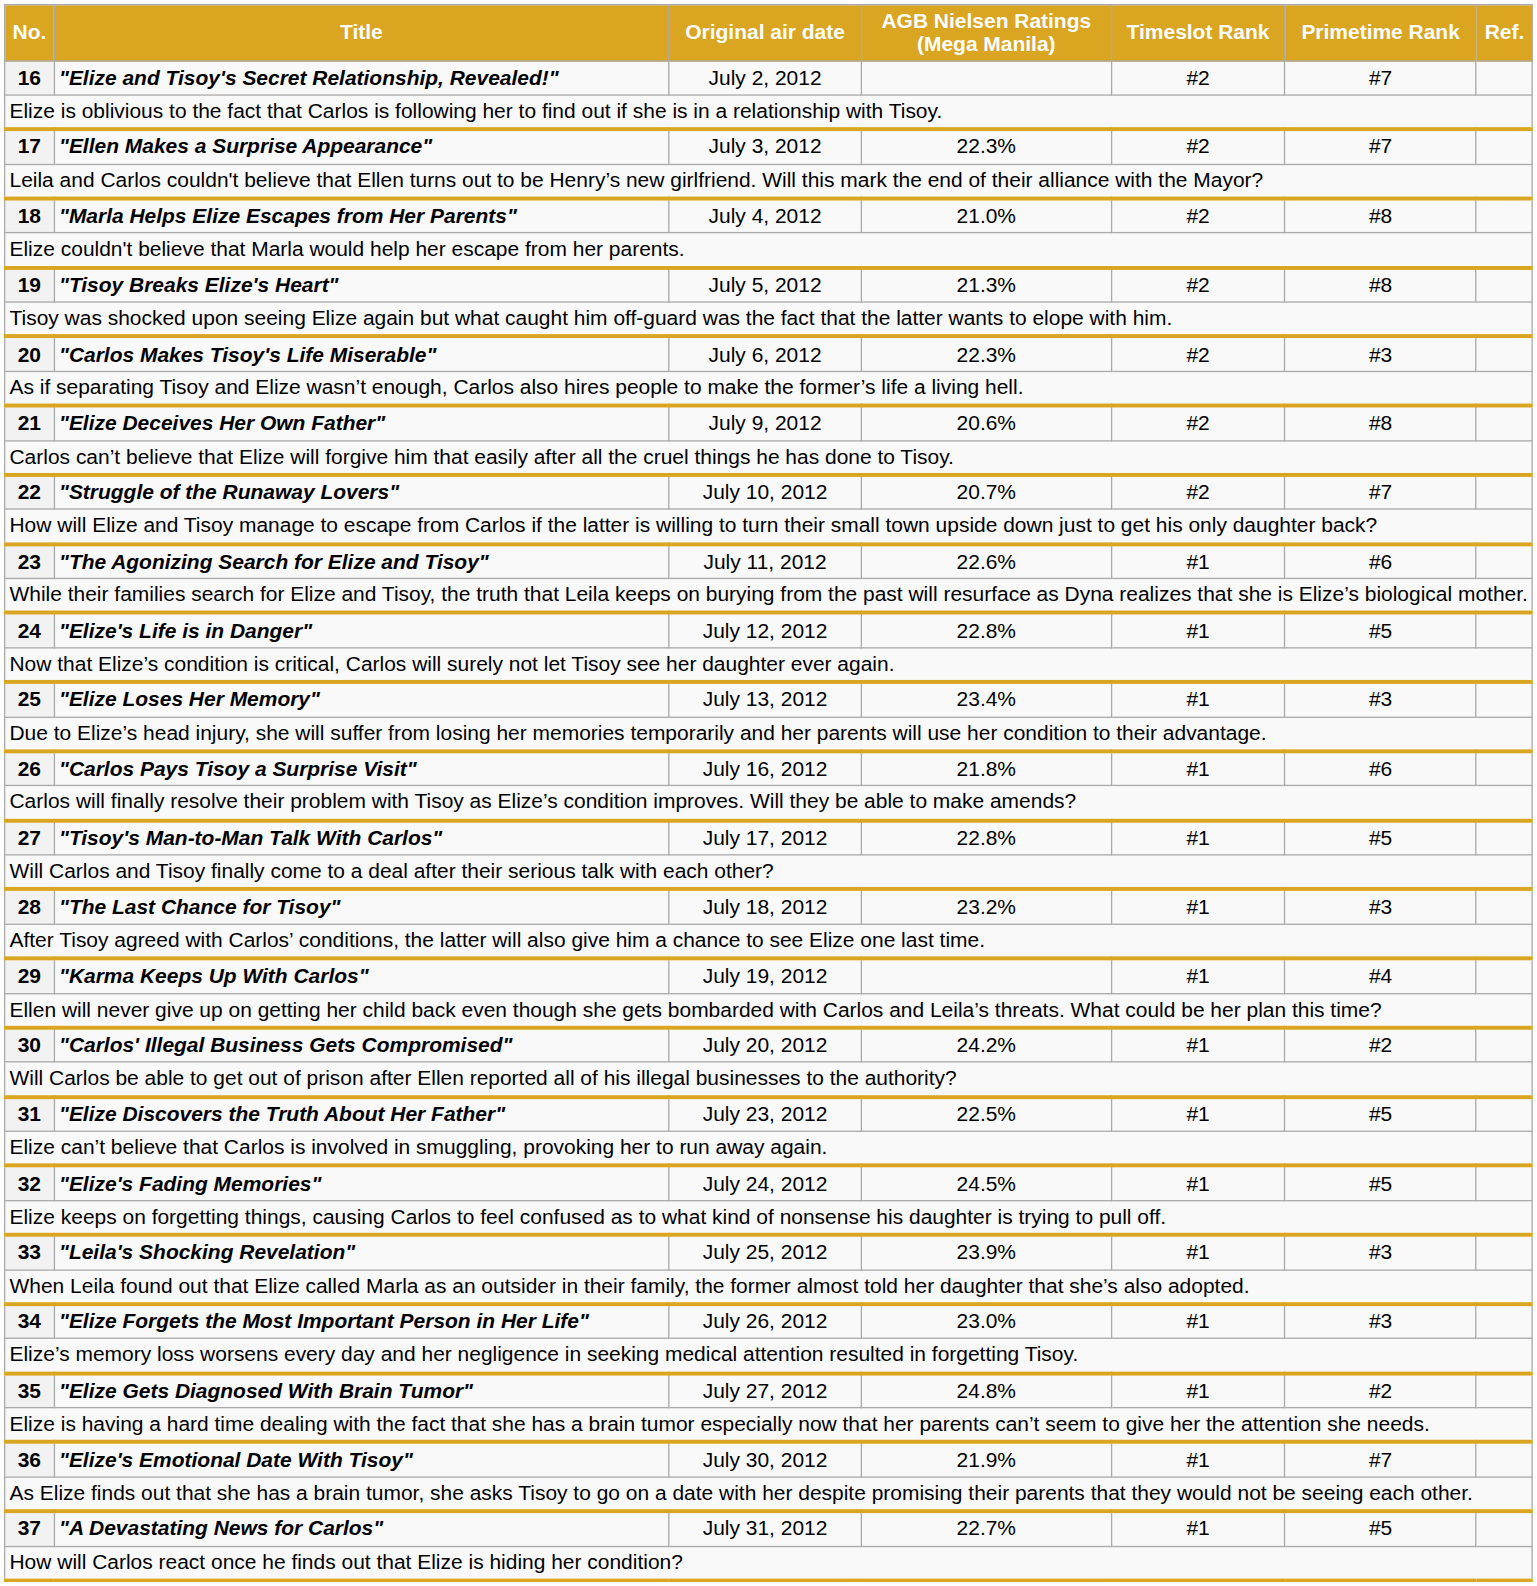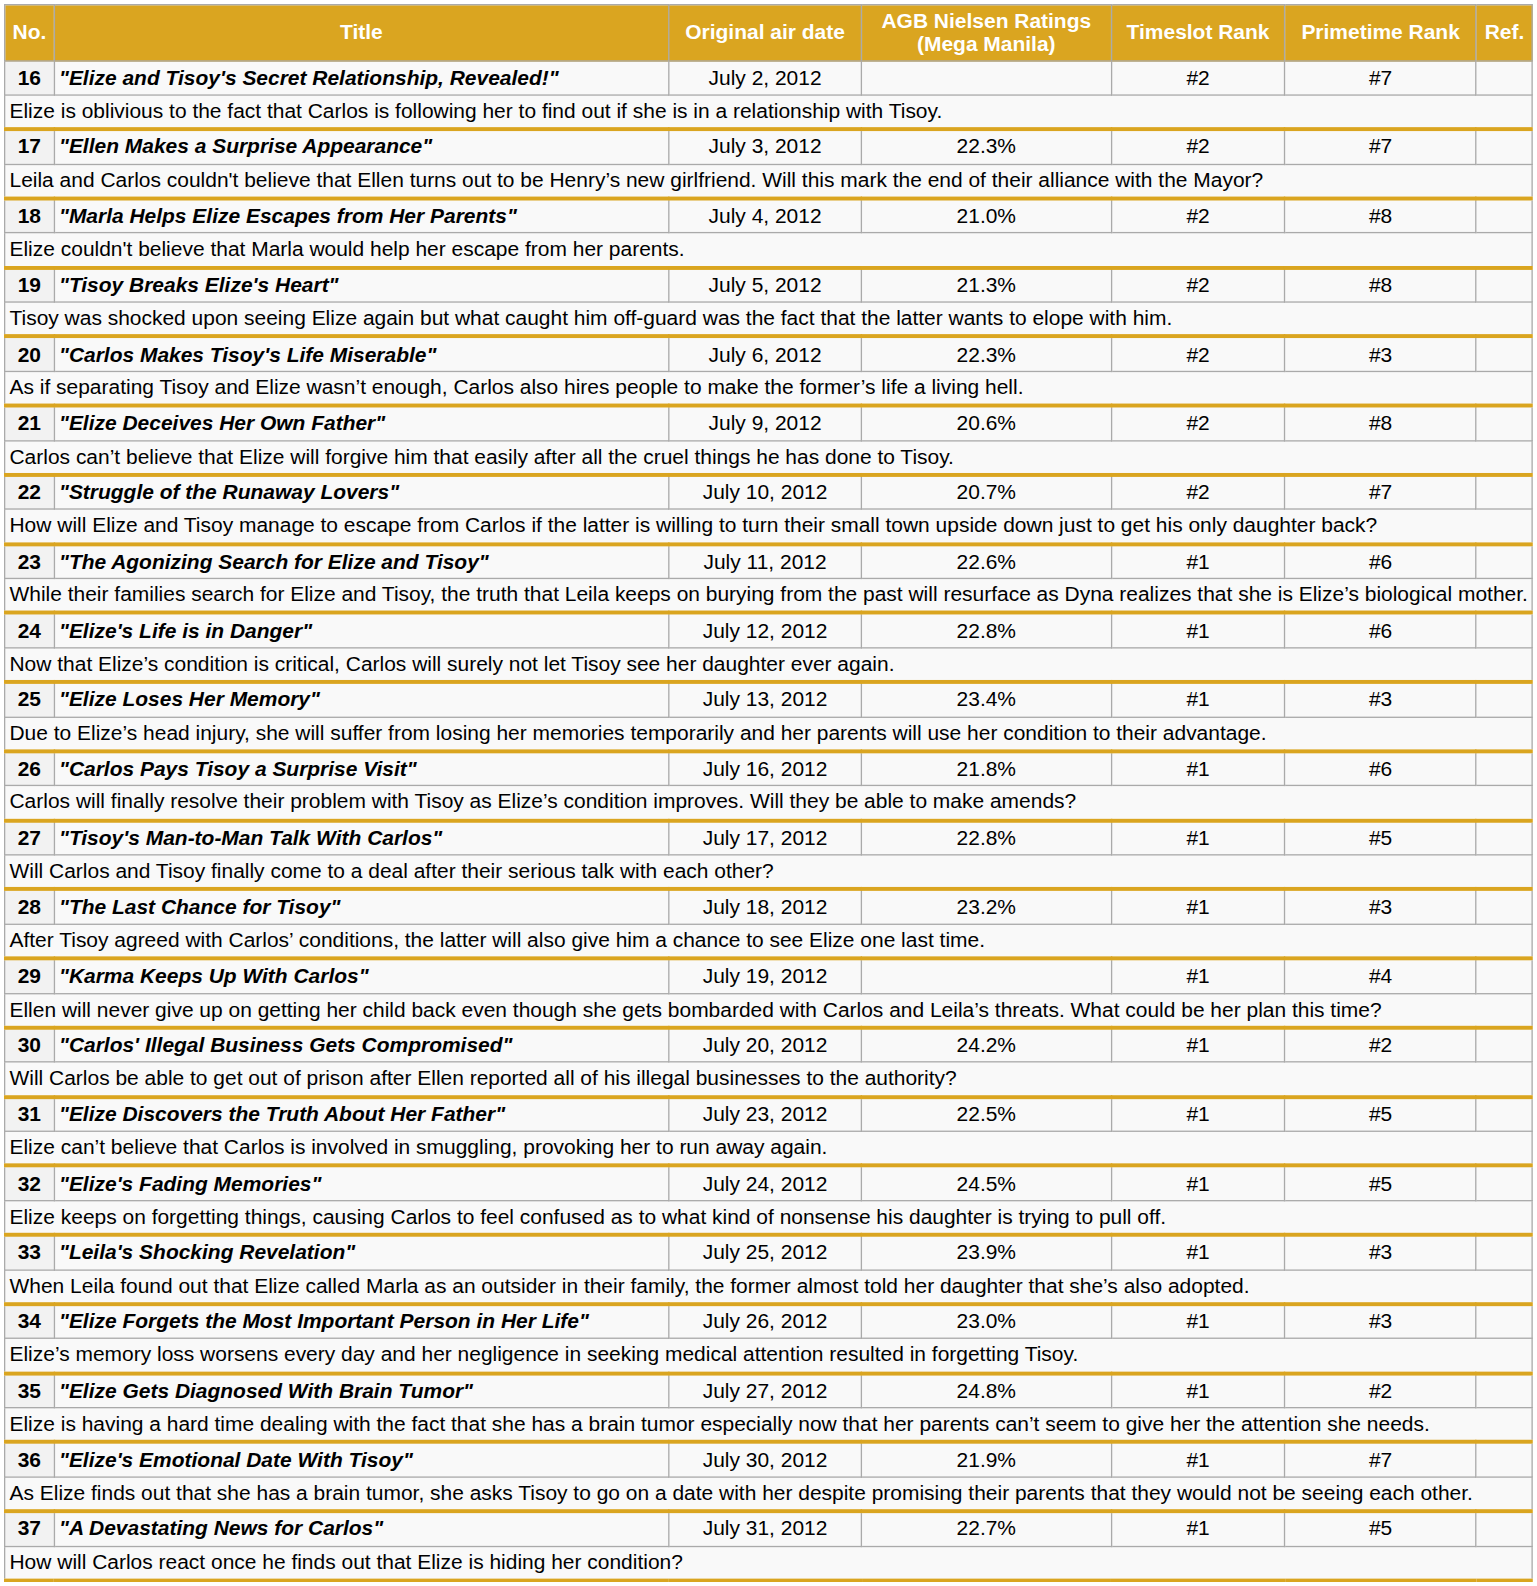(1381, 630) #5 -> (1381, 630) #6
